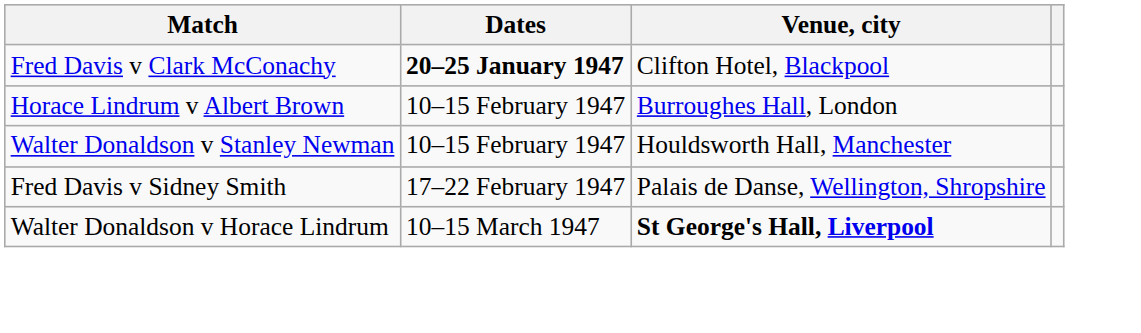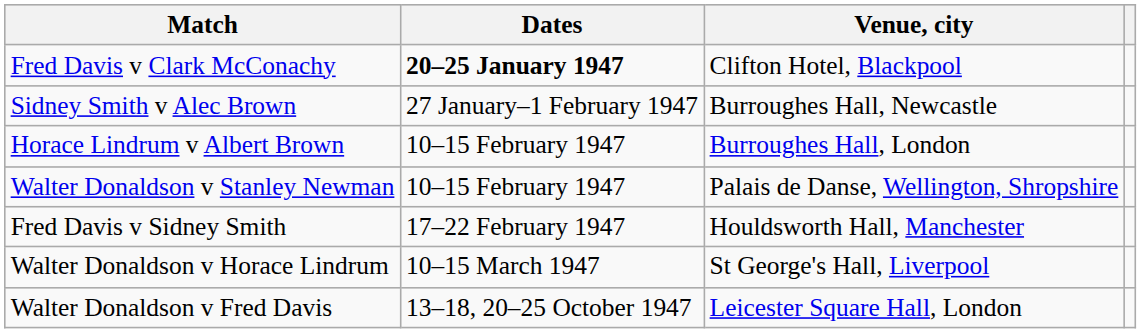+ row: (153, 105)
(794, 145) Houldsworth Hall, Manchester -> (914, 186) Palais de Danse, Wellington, Shropshire
(841, 186) Palais de Danse, Wellington, Shropshire -> (867, 226) Houldsworth Hall, Manchester
(785, 226) bold -> (849, 266) normal
+ row: (171, 307)
